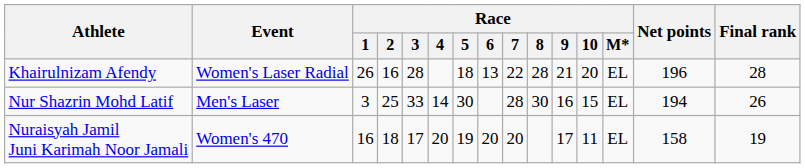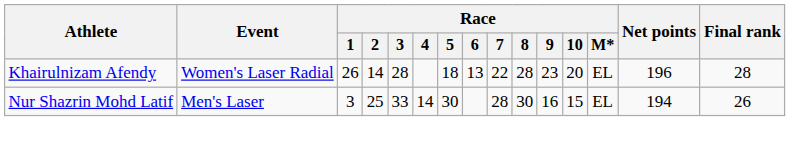(390, 73) 16 -> (375, 73) 14
(565, 73) 21 -> (550, 73) 23
- row: (98, 139)
